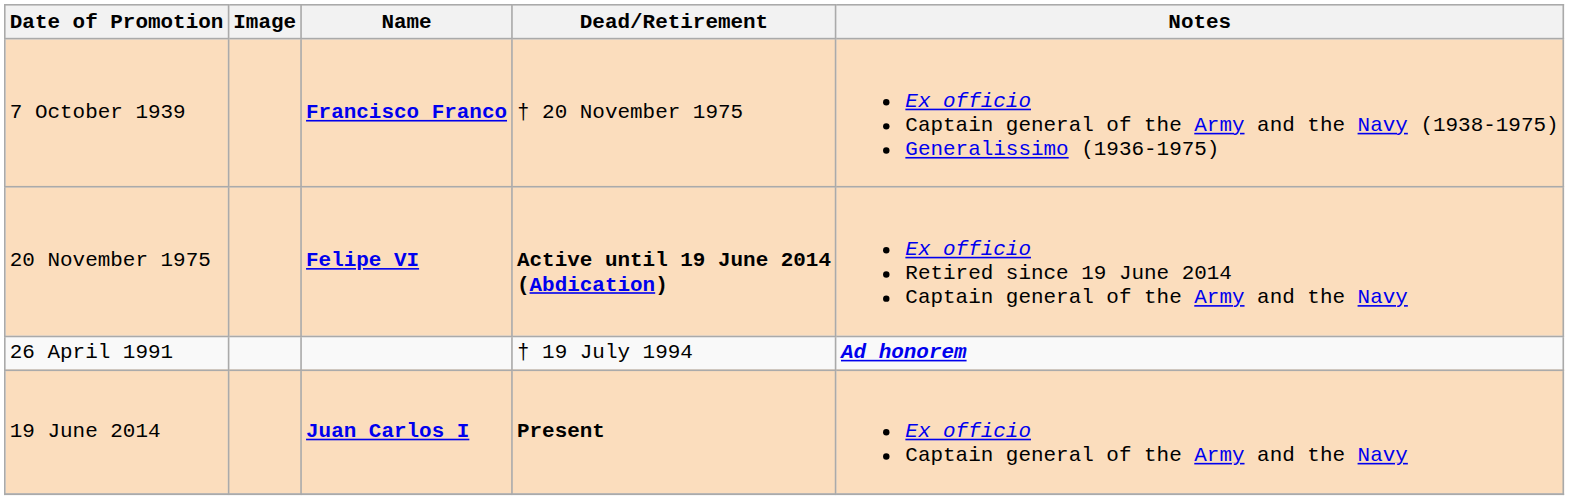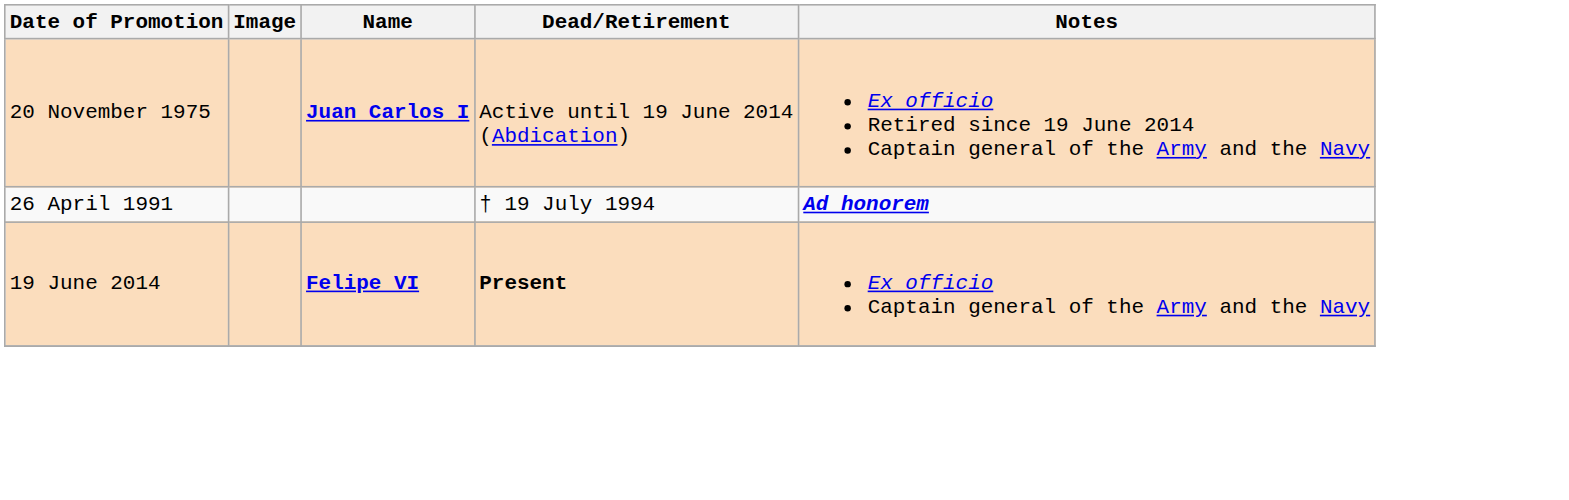- row: (98, 113)
(363, 262) Felipe VI -> (388, 113) Juan Carlos I
(674, 274) bold -> (636, 125) normal
(388, 432) Juan Carlos I -> (363, 284) Felipe VI
